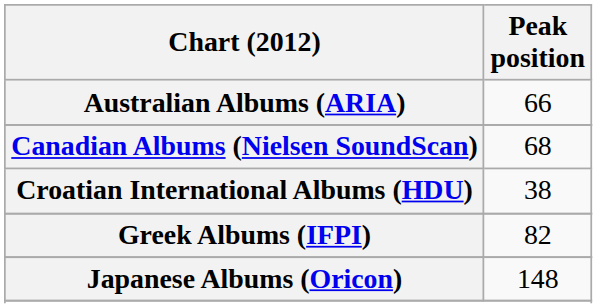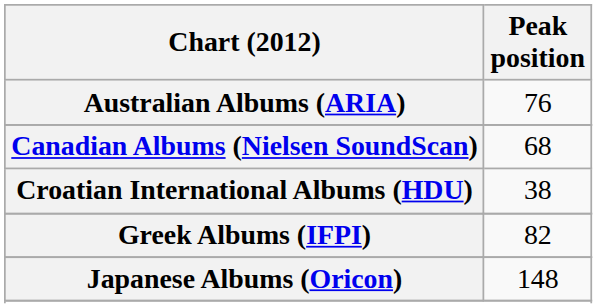(538, 102) 66 -> (538, 102) 76
